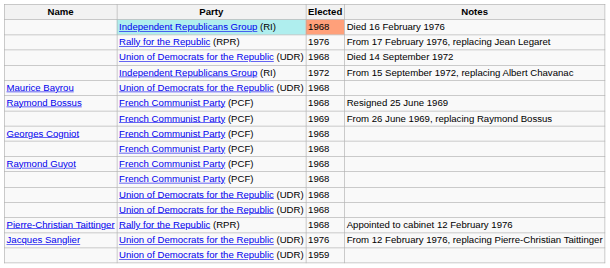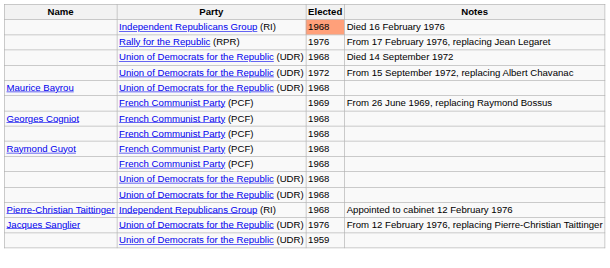(198, 27) paleturquoise background -> (198, 27) no background
(198, 73) Independent Republicans Group (RI) -> (211, 73) Union of Democrats for the Republic (UDR)
- row: (44, 103)
(179, 225) Rally for the Republic (RPR) -> (198, 210) Independent Republicans Group (RI)
